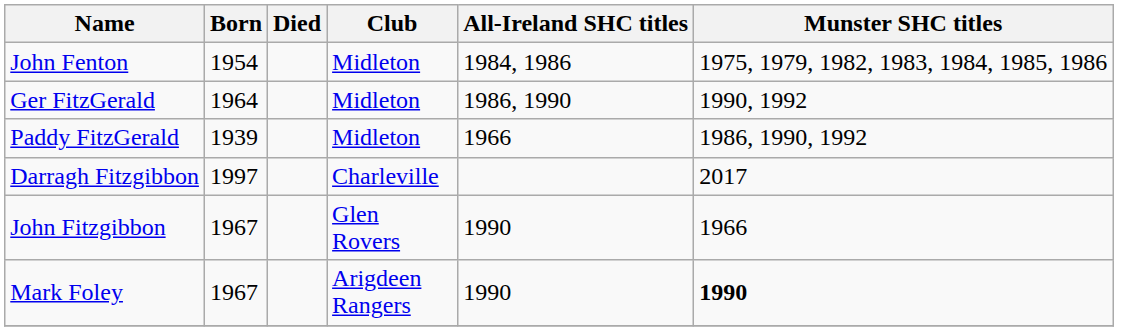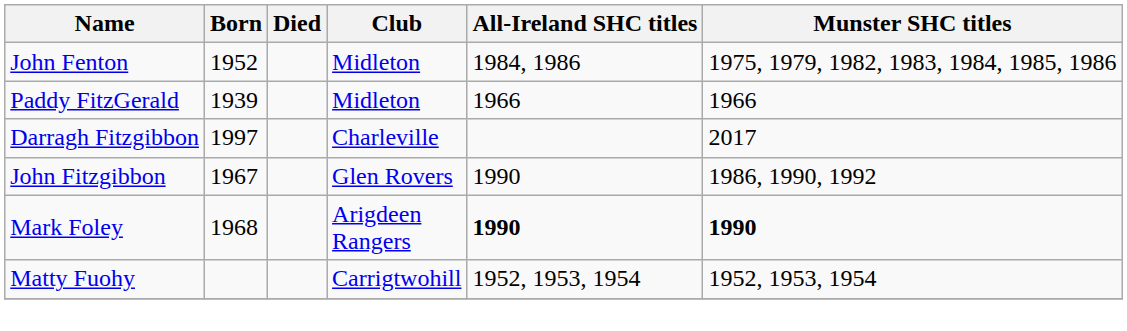(234, 61) 1954 -> (234, 61) 1952
- row: (83, 99)
(783, 137) 1986, 1990, 1992 -> (732, 99) 1966
(723, 227) 1966 -> (792, 175) 1986, 1990, 1992
(234, 292) 1967 -> (234, 227) 1968
(487, 292) normal -> (496, 227) bold
+ row: (73, 278)
